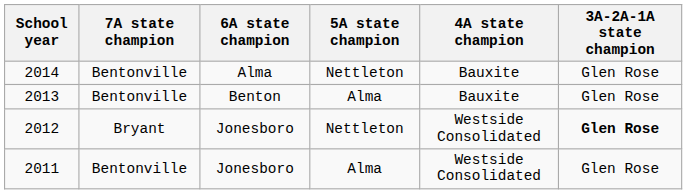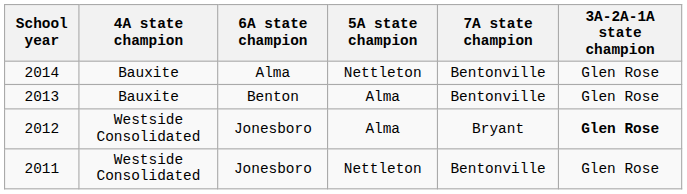columns swapped: (139, 33) <-> (489, 33)
(365, 128) Nettleton -> (383, 128) Alma
(365, 169) Alma -> (383, 169) Nettleton
